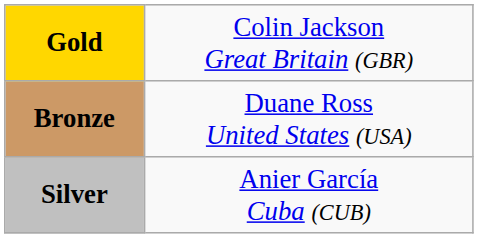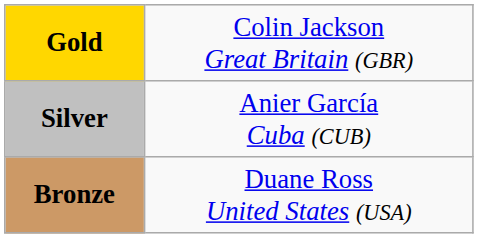rows swapped: (74, 194) <-> (74, 118)
